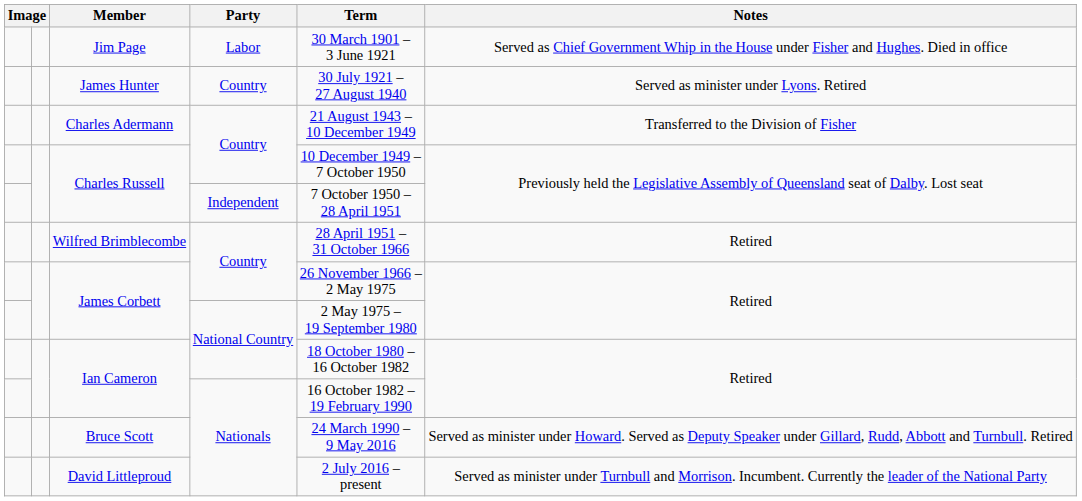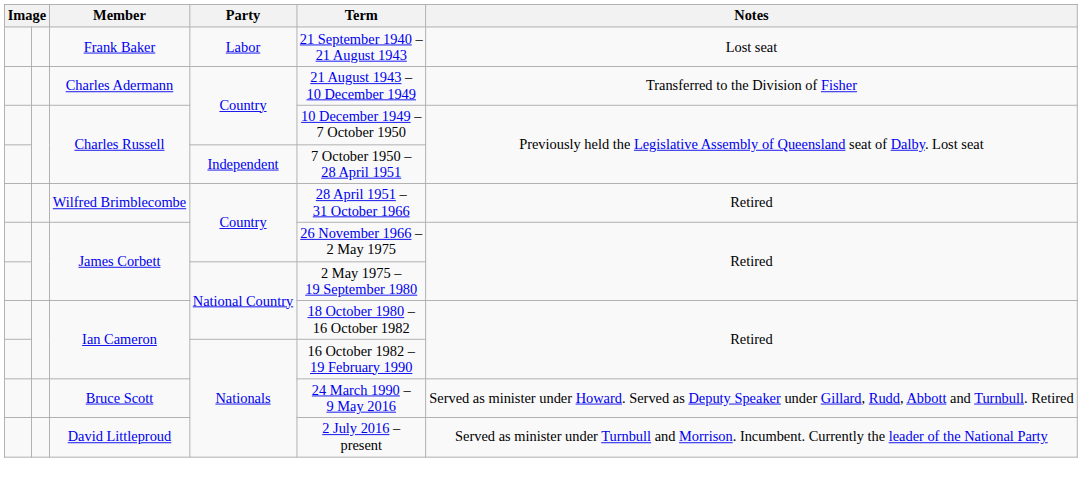- row: (119, 46)
- row: (119, 85)
+ row: (119, 46)
